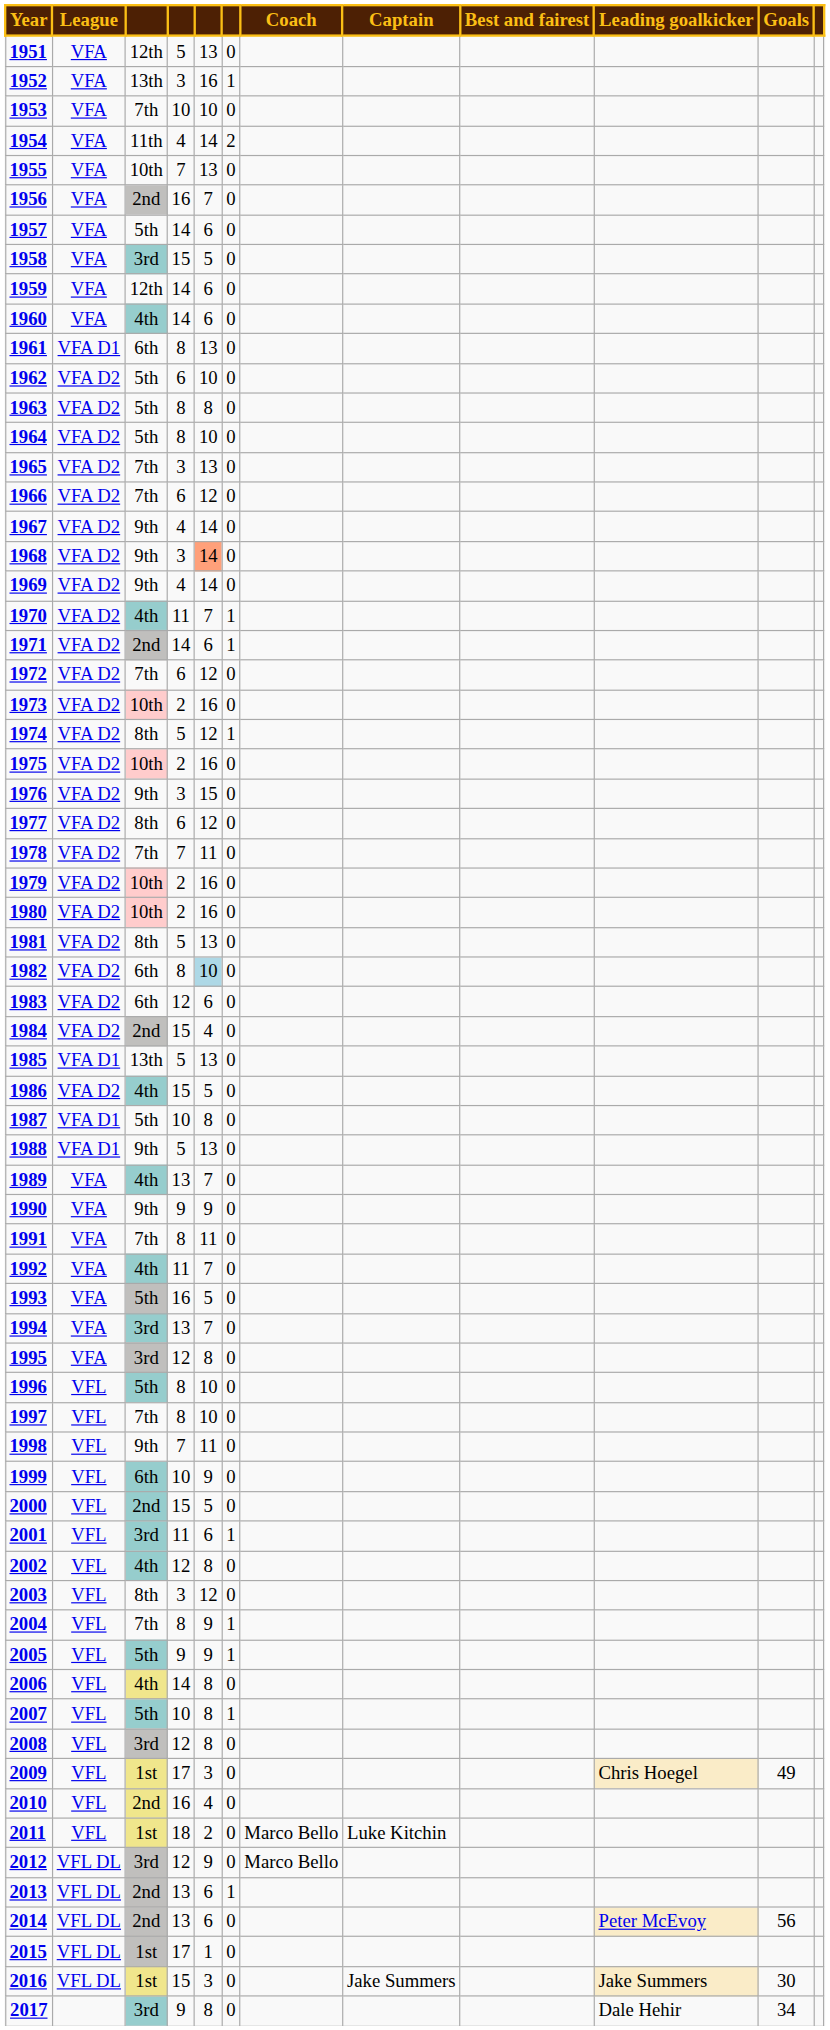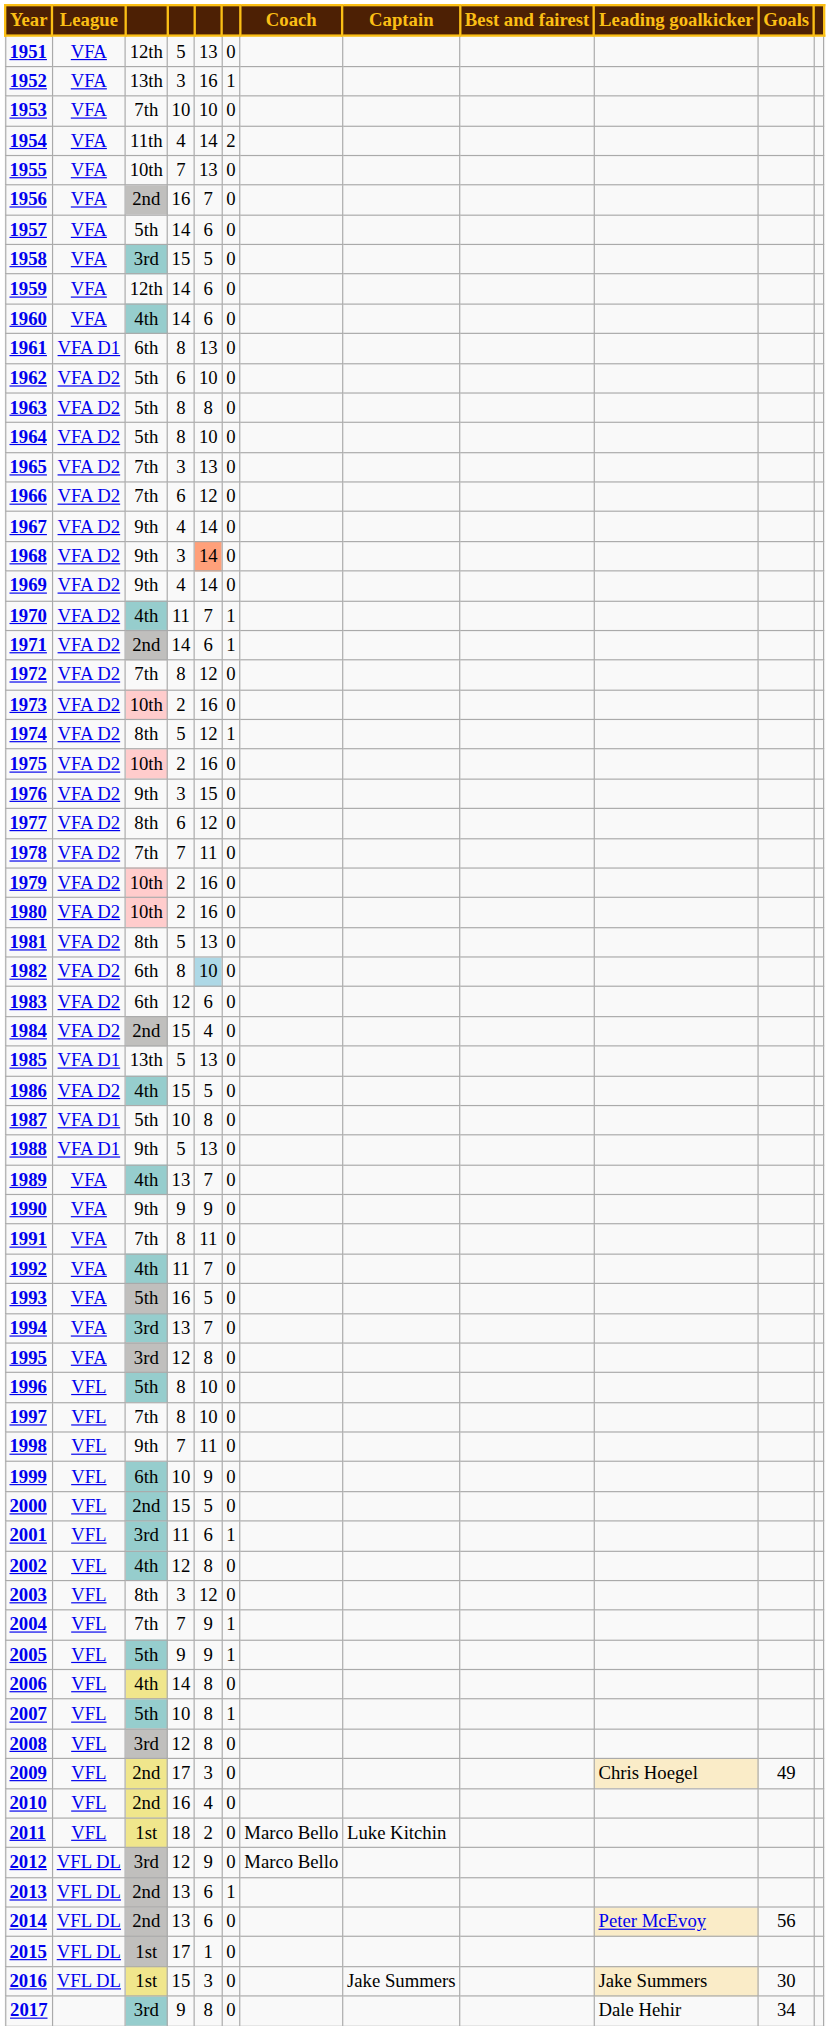(181, 674) 6 -> (181, 674) 8
(181, 1624) 8 -> (181, 1624) 7
(146, 1773) 1st -> (146, 1773) 2nd
